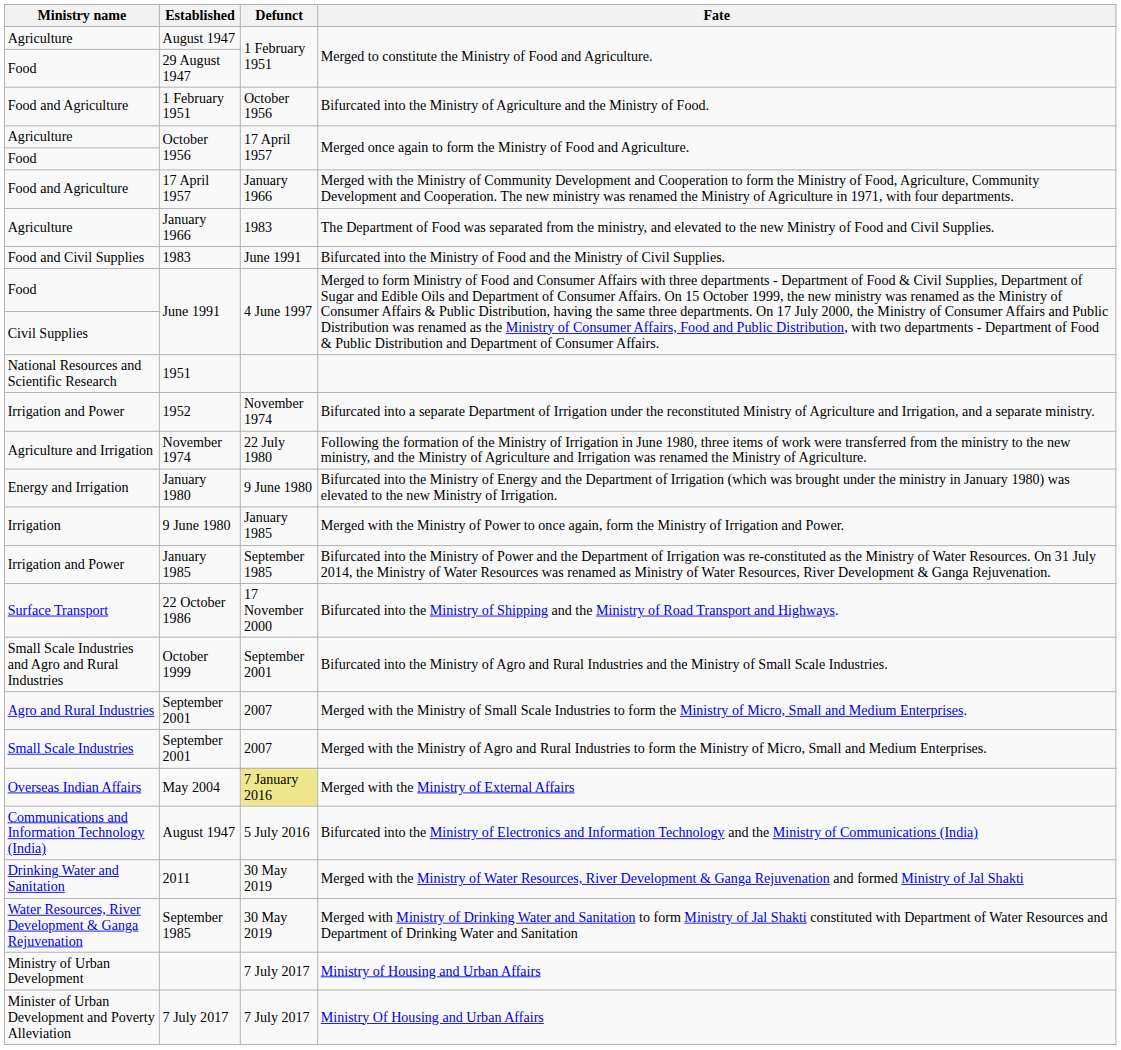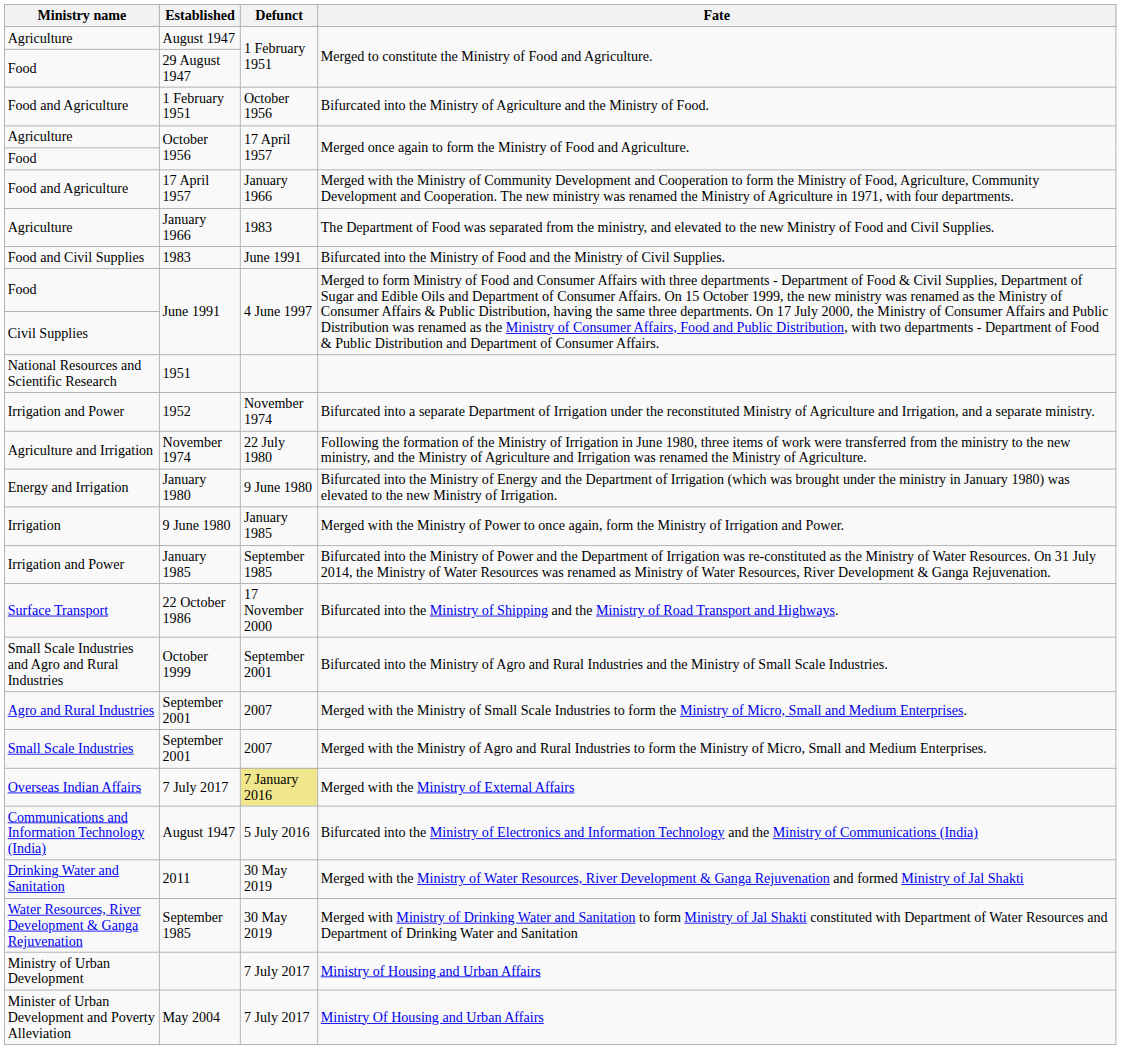(191, 786) May 2004 -> (195, 786) 7 July 2017
(195, 1017) 7 July 2017 -> (191, 1017) May 2004
